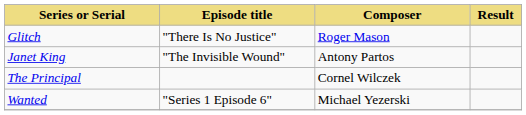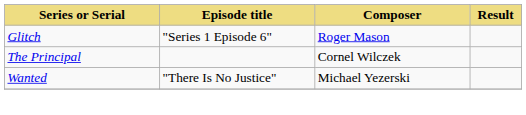(219, 36) "There Is No Justice" -> (217, 36) "Series 1 Episode 6"
- row: (36, 57)
(217, 99) "Series 1 Episode 6" -> (219, 78) "There Is No Justice"
